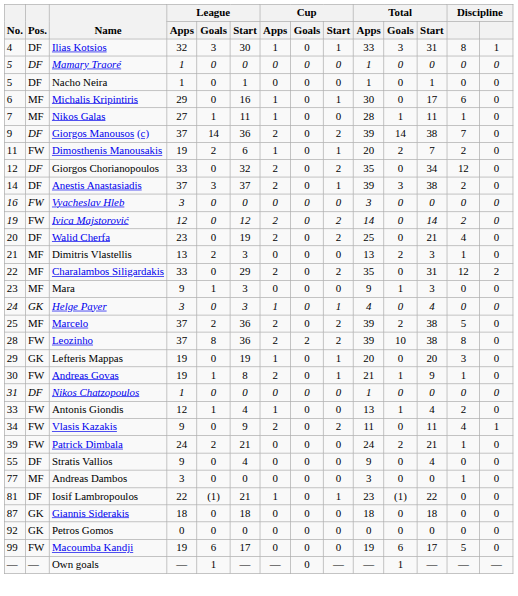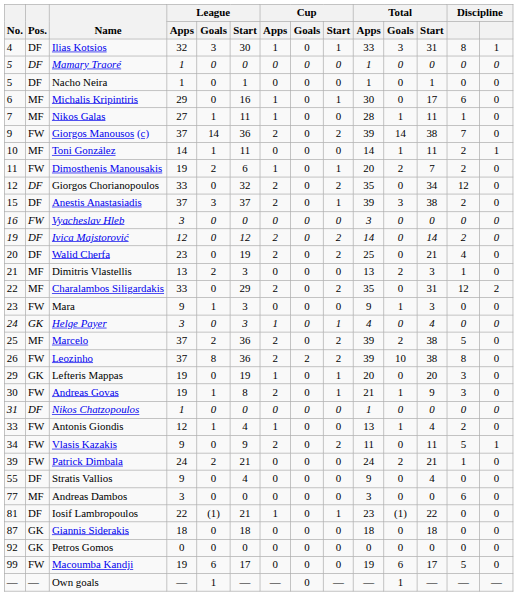(35, 133) DF -> (36, 133) FW
+ row: (84, 151)
(12, 185) 14 -> (12, 202) 15
(36, 220) FW -> (35, 237) DF
(36, 289) MF -> (36, 306) FW
(12, 340) 28 -> (12, 358) 26
(463, 375) 1 -> (463, 392) 3
(463, 427) 4 -> (463, 444) 5
(463, 479) 1 -> (463, 496) 6
